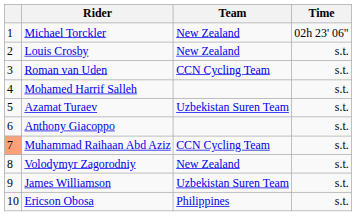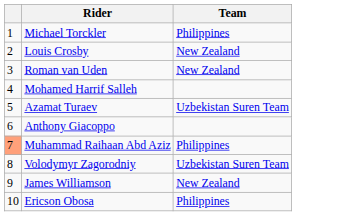- column: (322, 13)
(208, 32) New Zealand -> (203, 32) Philippines
(223, 70) CCN Cycling Team -> (208, 70) New Zealand
(223, 145) CCN Cycling Team -> (203, 145) Philippines
(208, 164) New Zealand -> (233, 164) Uzbekistan Suren Team
(233, 182) Uzbekistan Suren Team -> (208, 182) New Zealand
